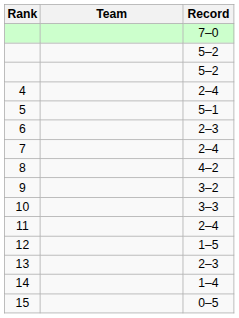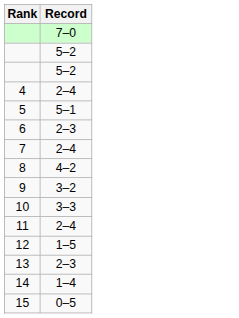- column: (112, 14)
